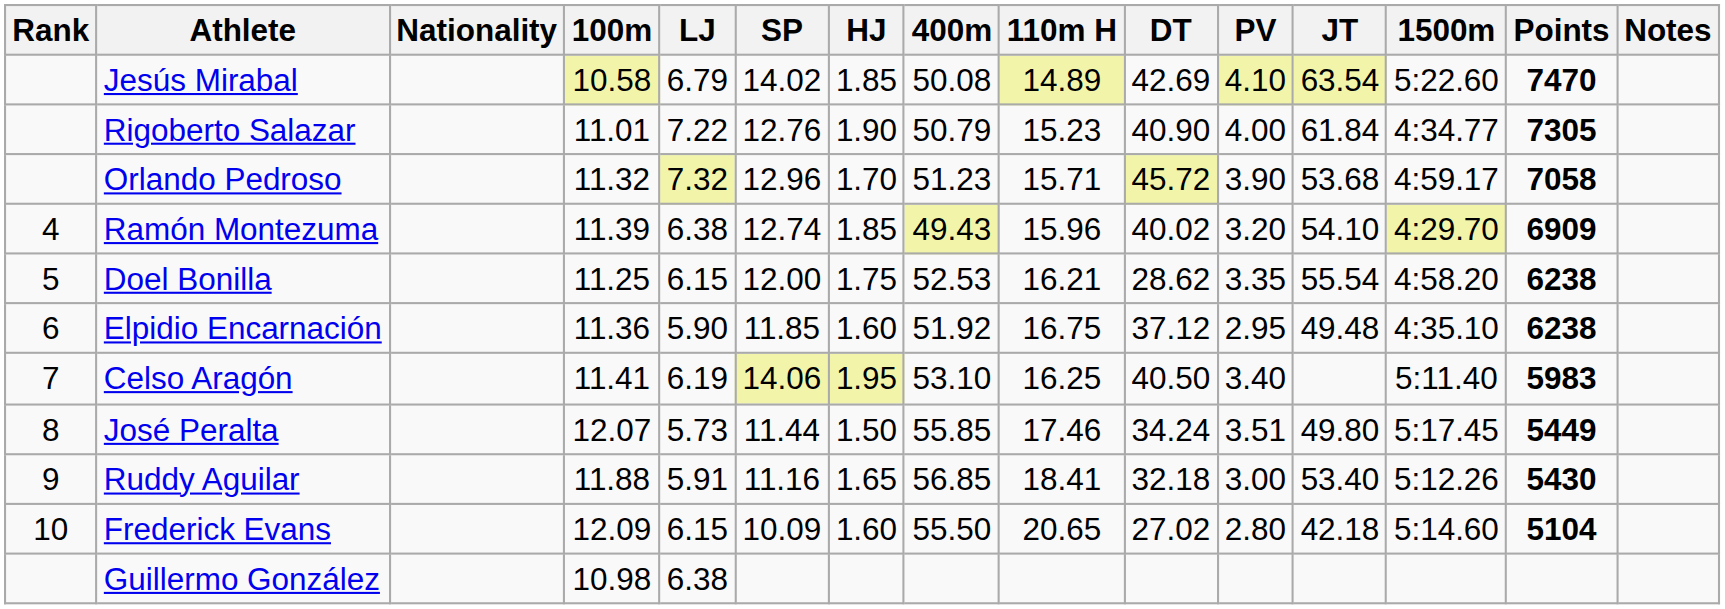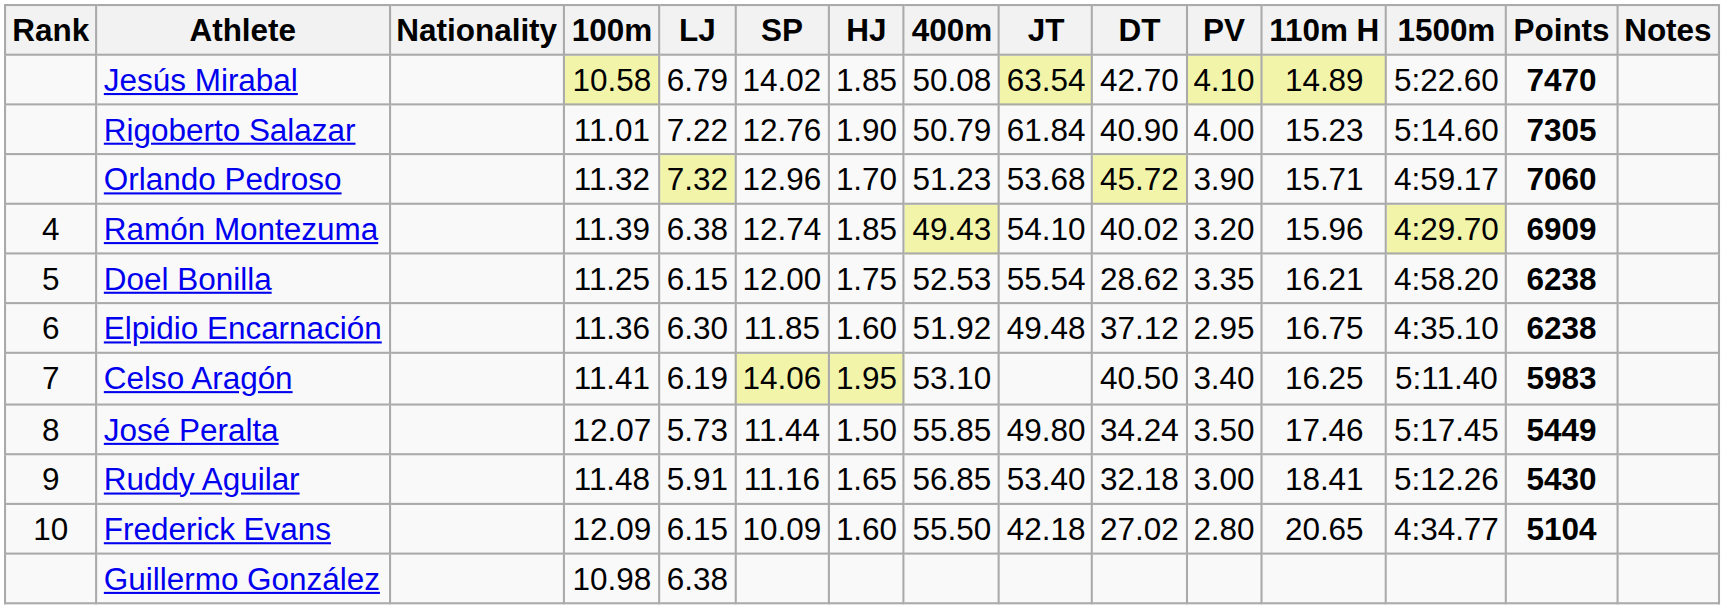columns swapped: (1062, 30) <-> (1340, 30)
(1171, 80) 42.69 -> (1139, 80) 42.70
(1446, 130) 4:34.77 -> (1446, 130) 5:14.60
(1562, 180) 7058 -> (1562, 180) 7060
(697, 329) 5.90 -> (697, 329) 6.30
(1255, 429) 3.51 -> (1224, 429) 3.50
(612, 478) 11.88 -> (612, 478) 11.48
(1446, 528) 5:14.60 -> (1446, 528) 4:34.77
